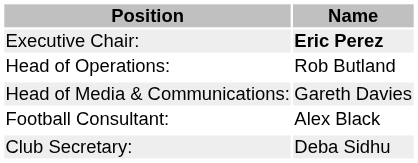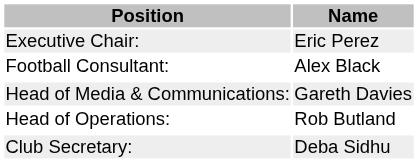(339, 41) bold -> (337, 41) normal
rows swapped: (88, 66) <-> (87, 119)
